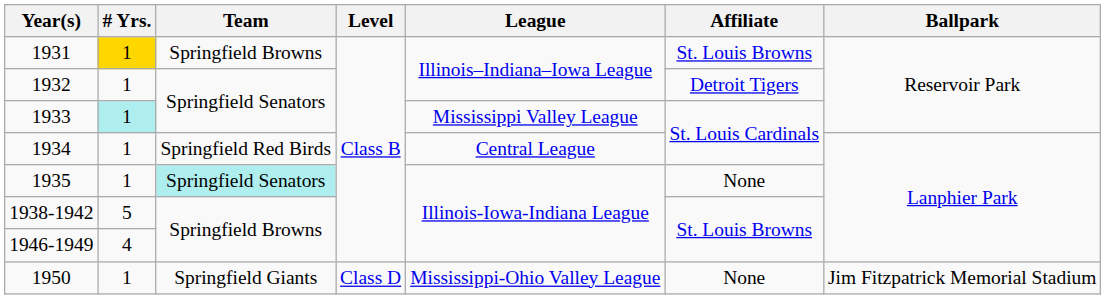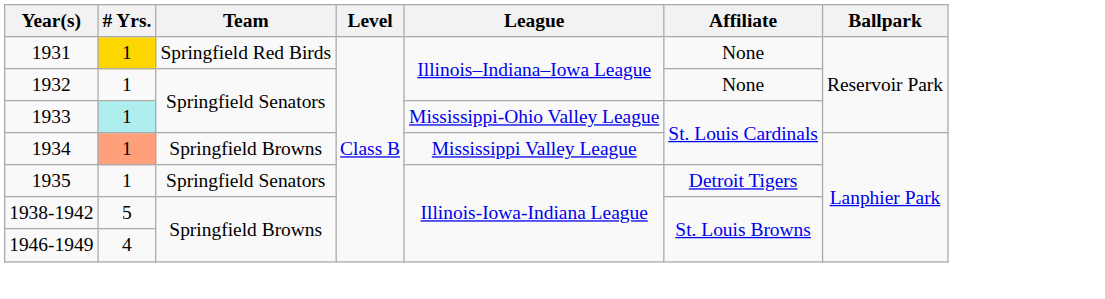(246, 52) Springfield Browns -> (246, 52) Springfield Red Birds
(744, 52) St. Louis Browns -> (743, 52) None
(744, 84) Detroit Tigers -> (743, 84) None
(535, 116) Mississippi Valley League -> (534, 116) Mississippi-Ohio Valley League
(127, 149) no background -> (127, 149) lightsalmon background
(246, 149) Springfield Red Birds -> (246, 149) Springfield Browns
(535, 149) Central League -> (534, 149) Mississippi Valley League
(246, 181) paleturquoise background -> (246, 181) no background
(744, 181) None -> (743, 181) Detroit Tigers
- row: (51, 277)
